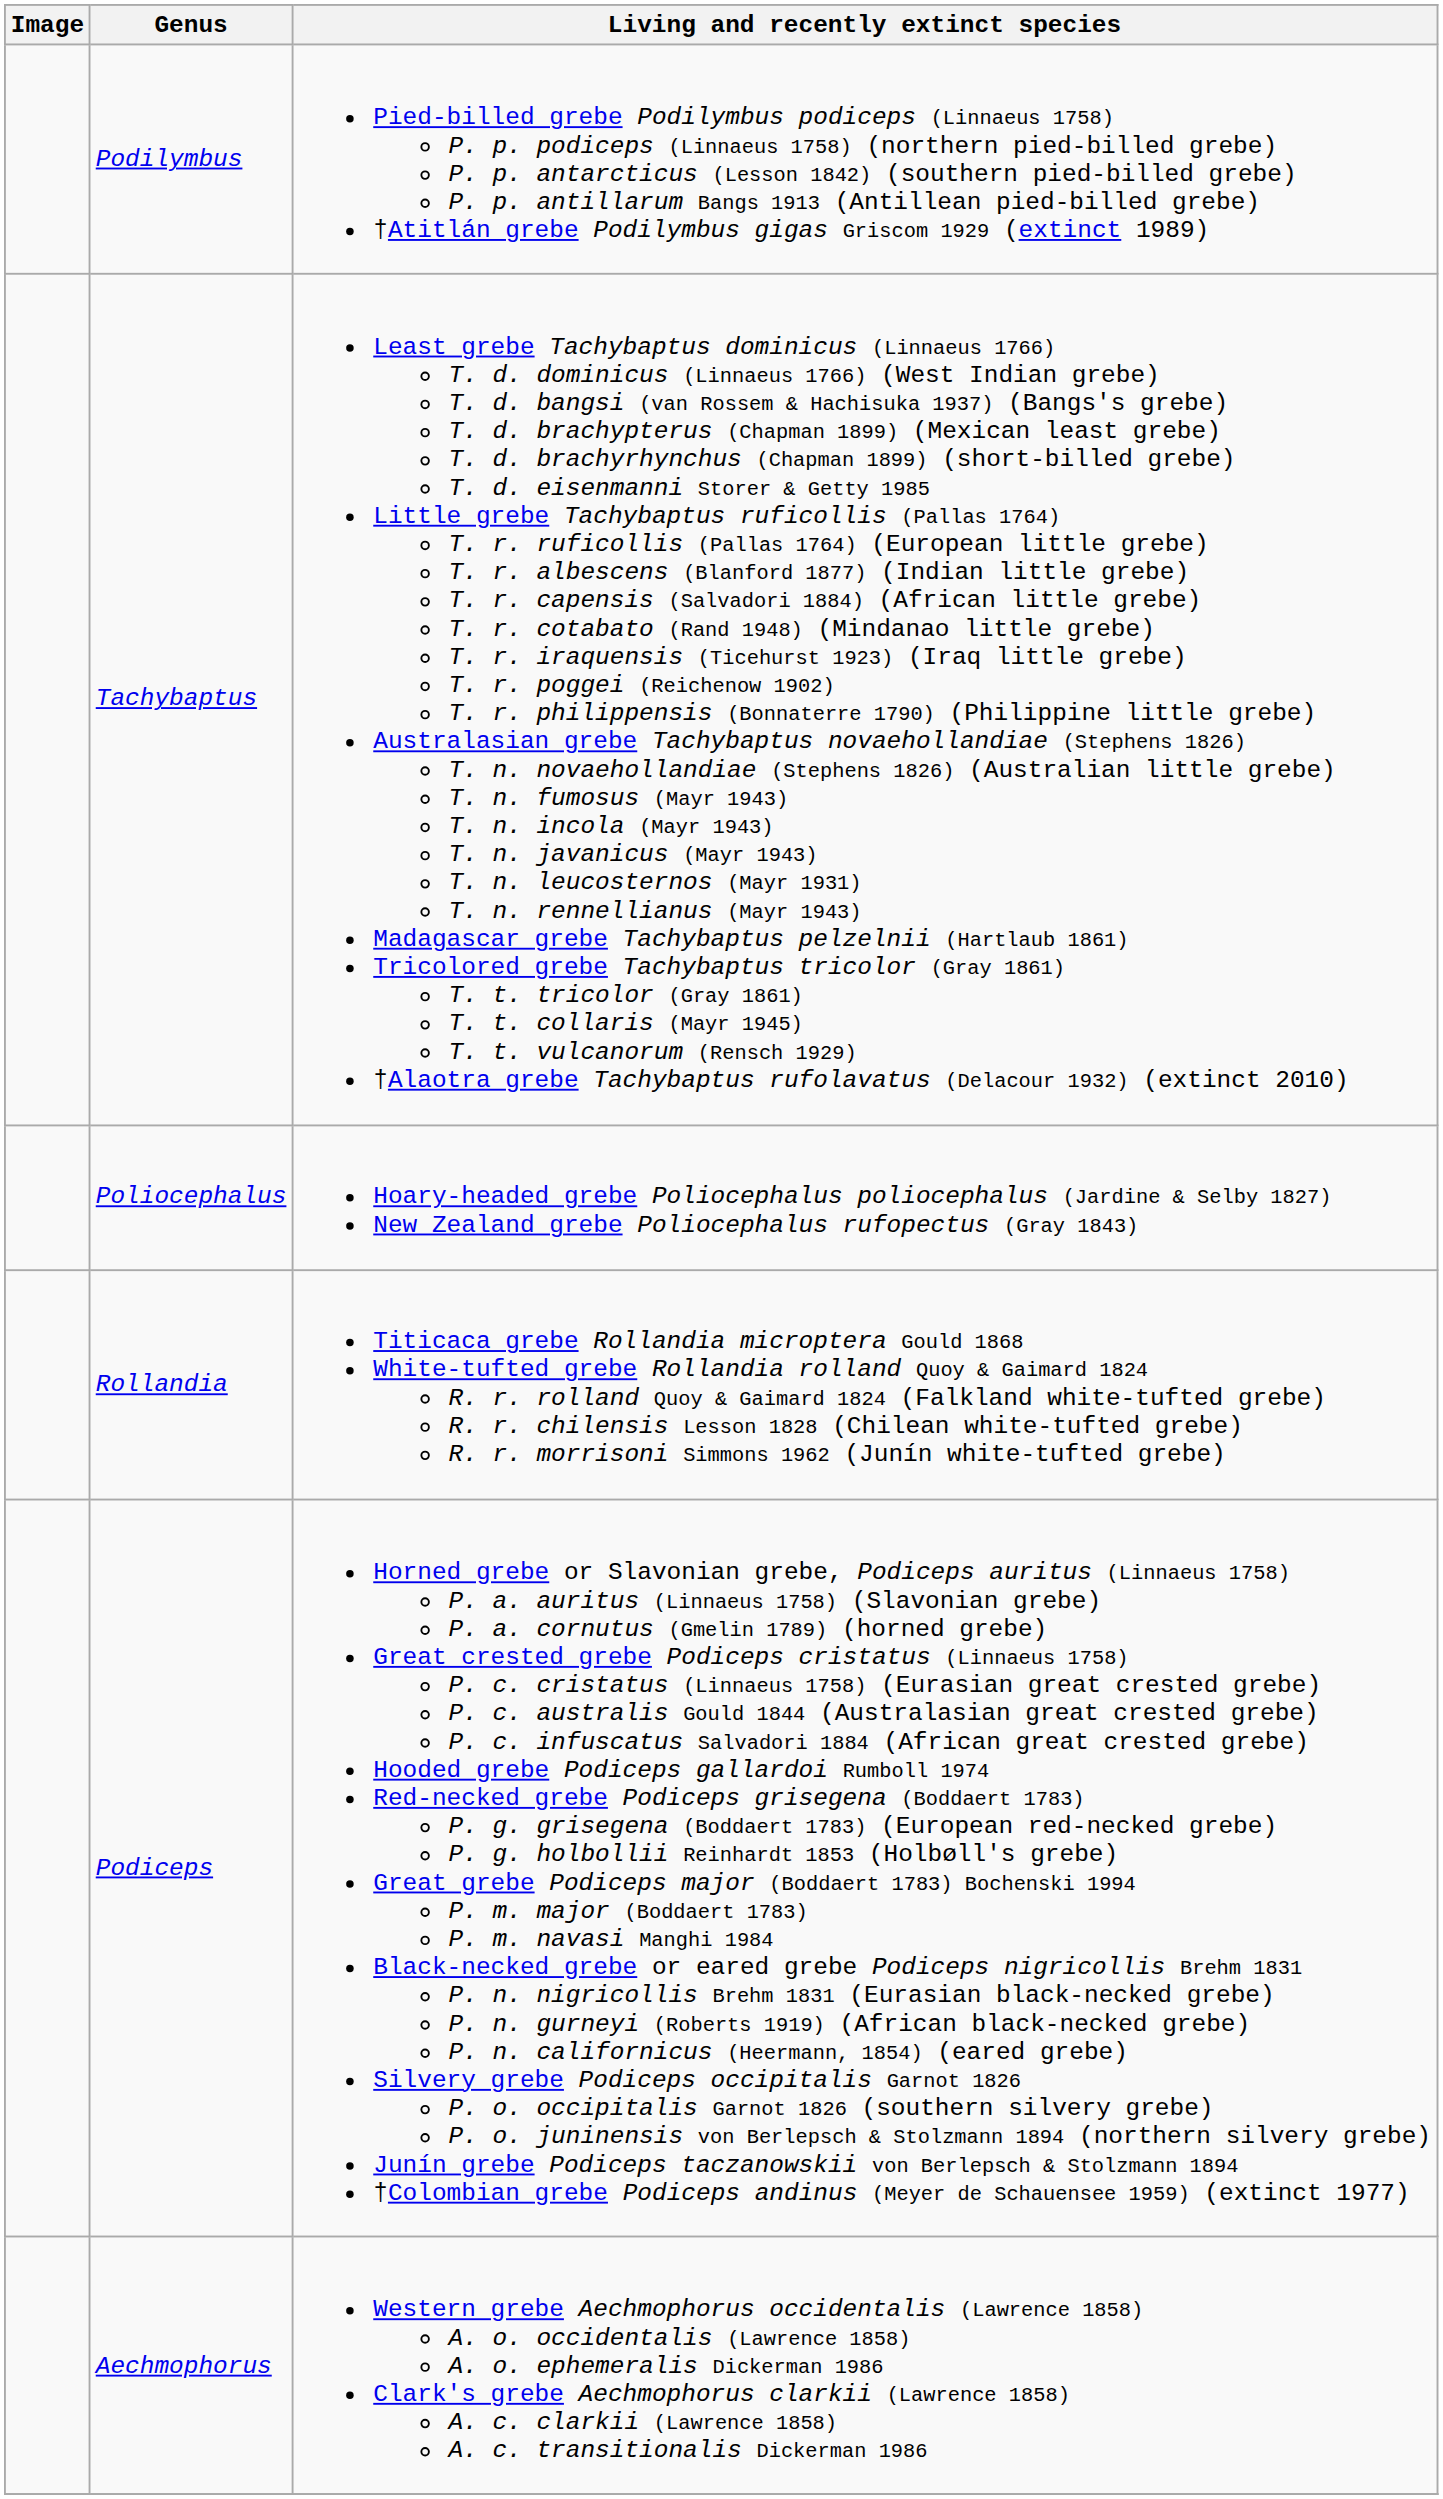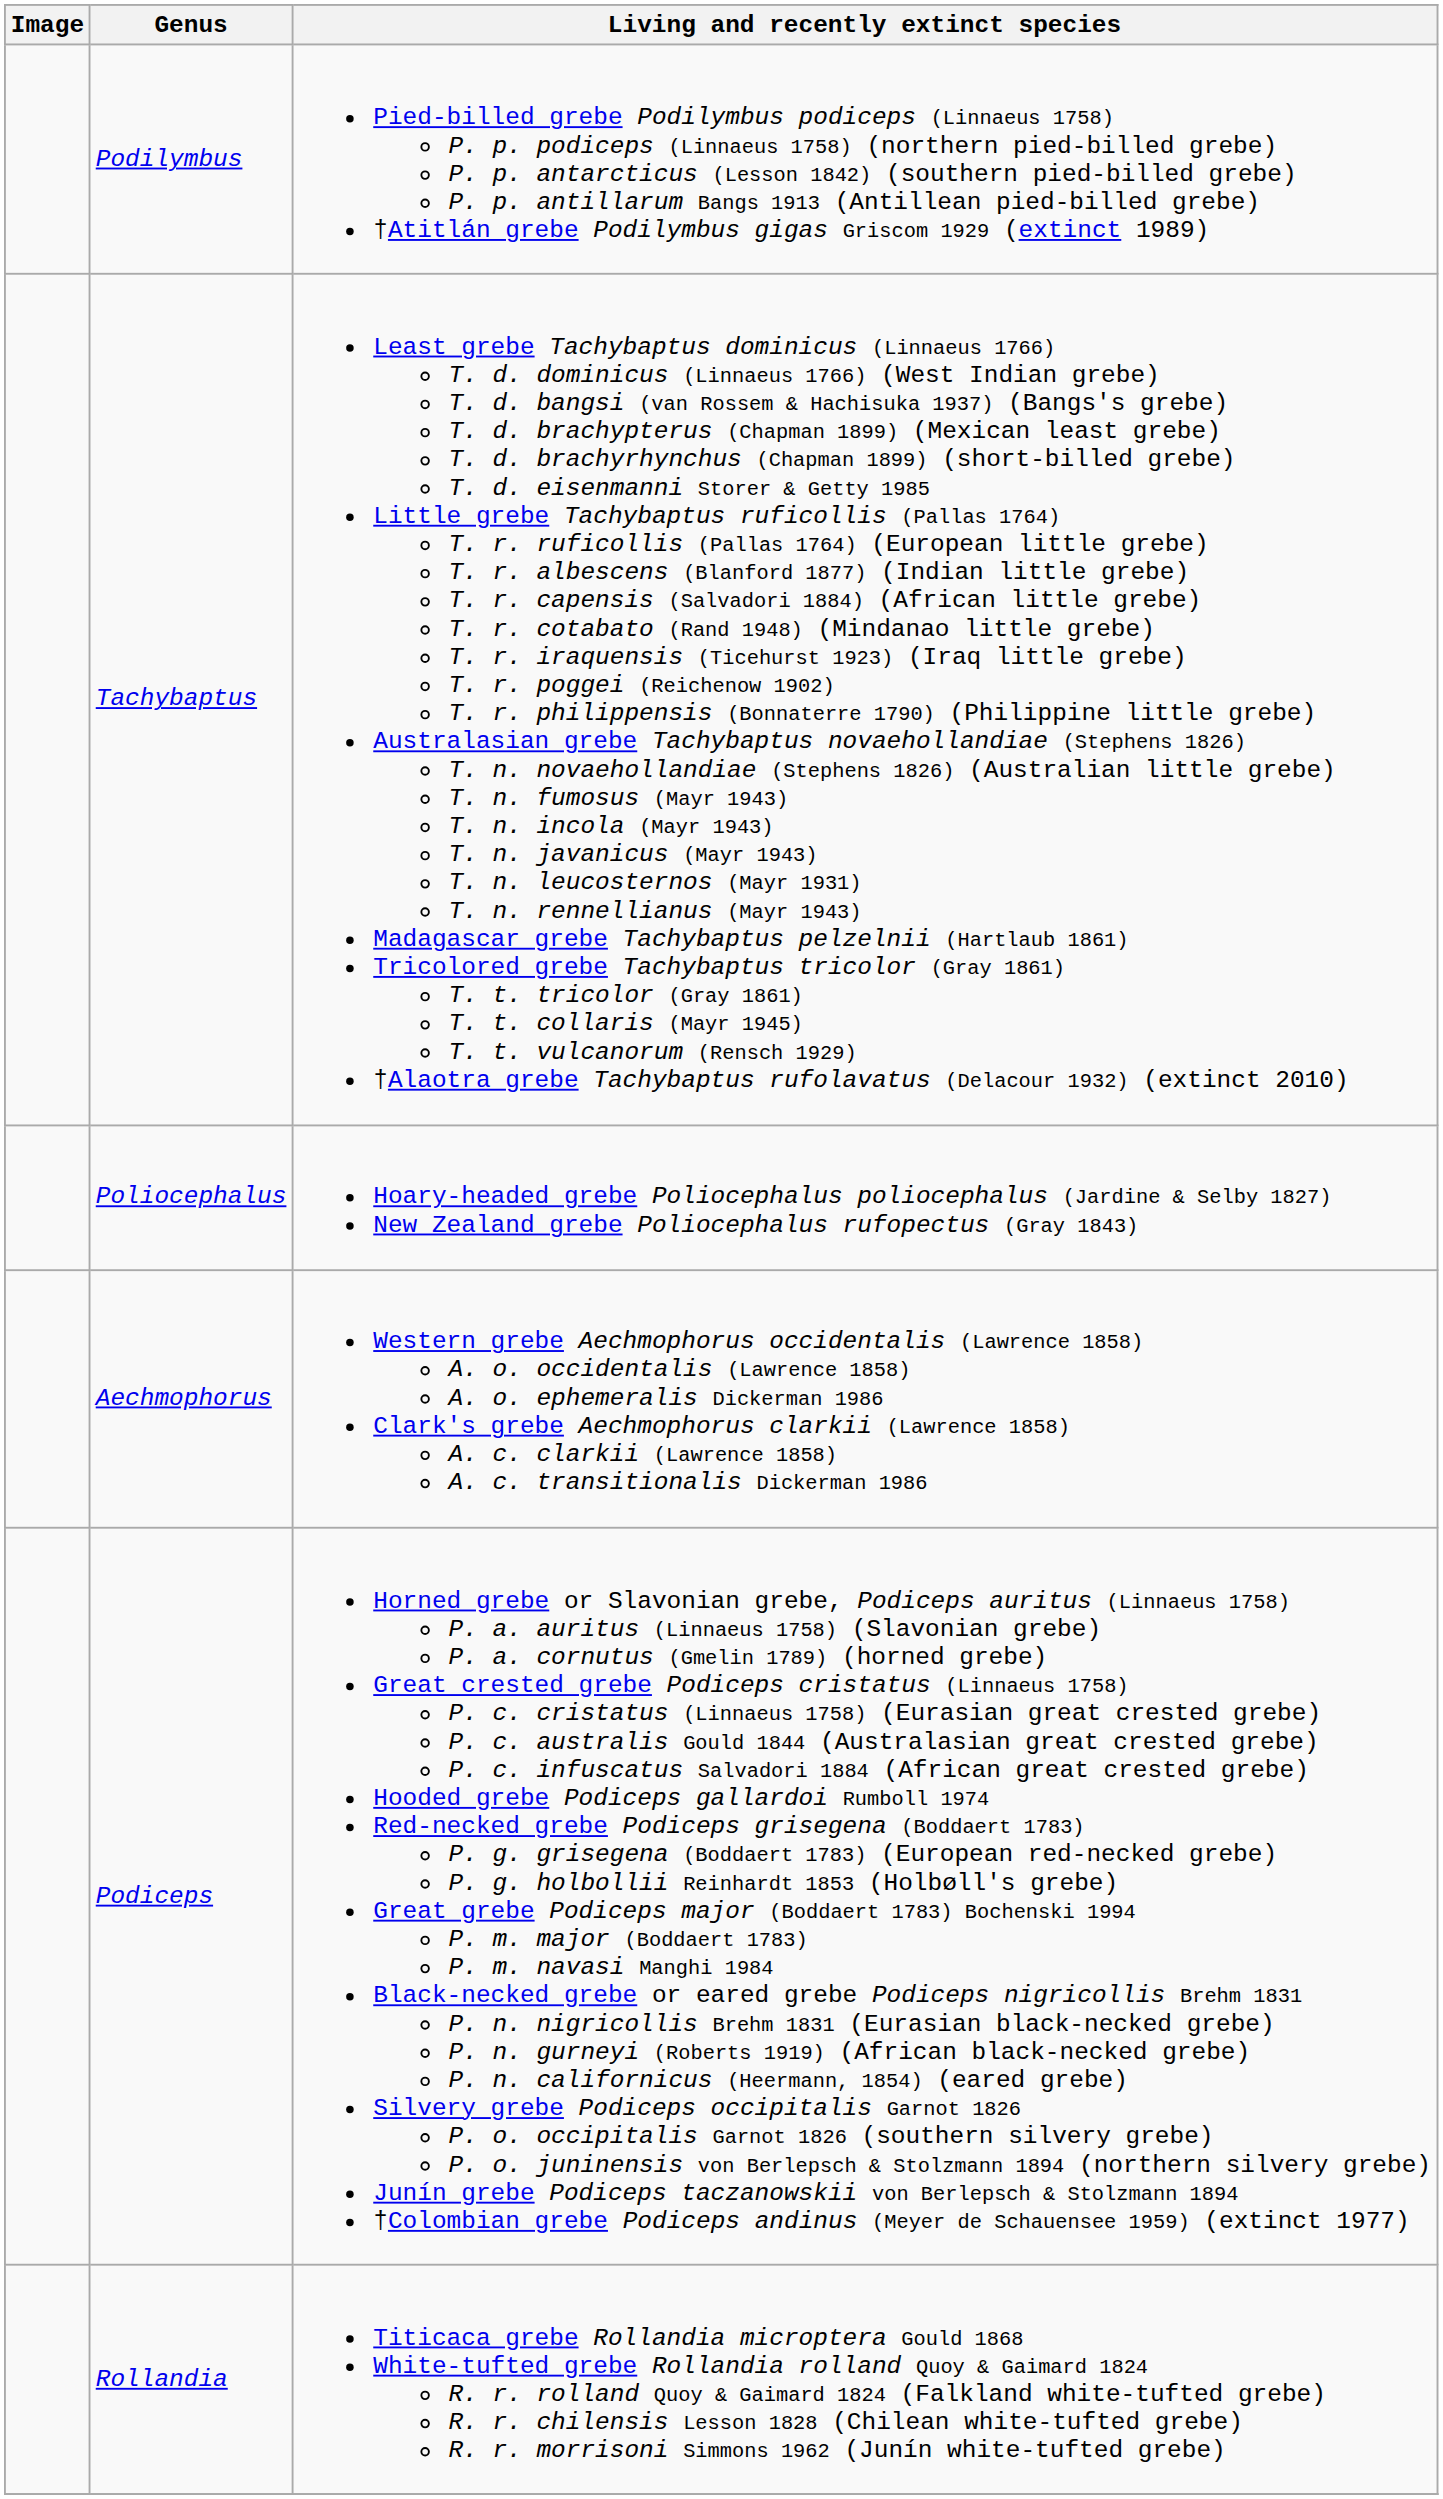rows swapped: (184, 2366) <-> (162, 1385)
